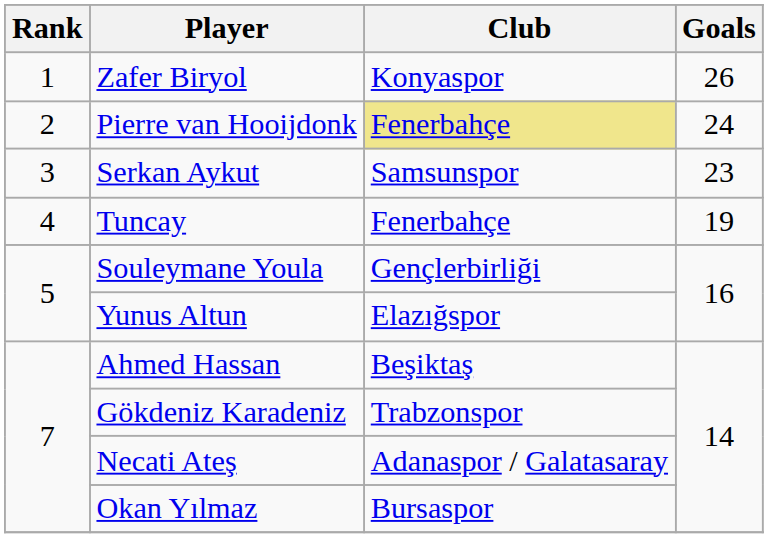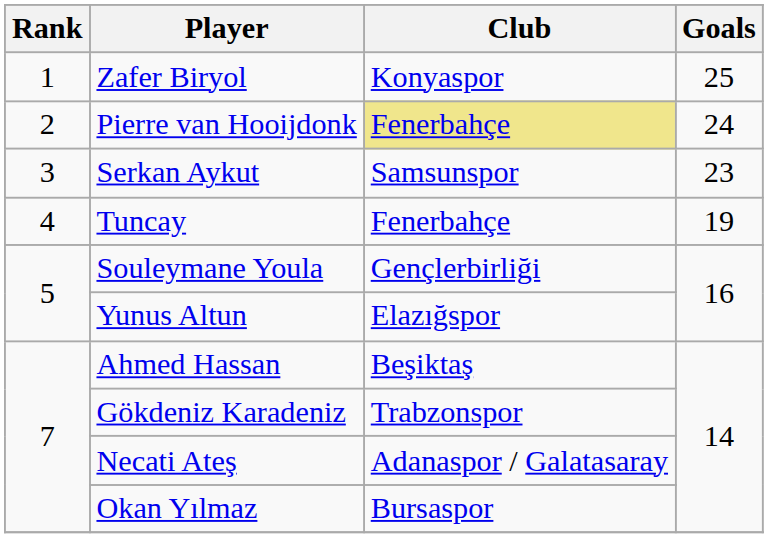(719, 76) 26 -> (719, 76) 25
